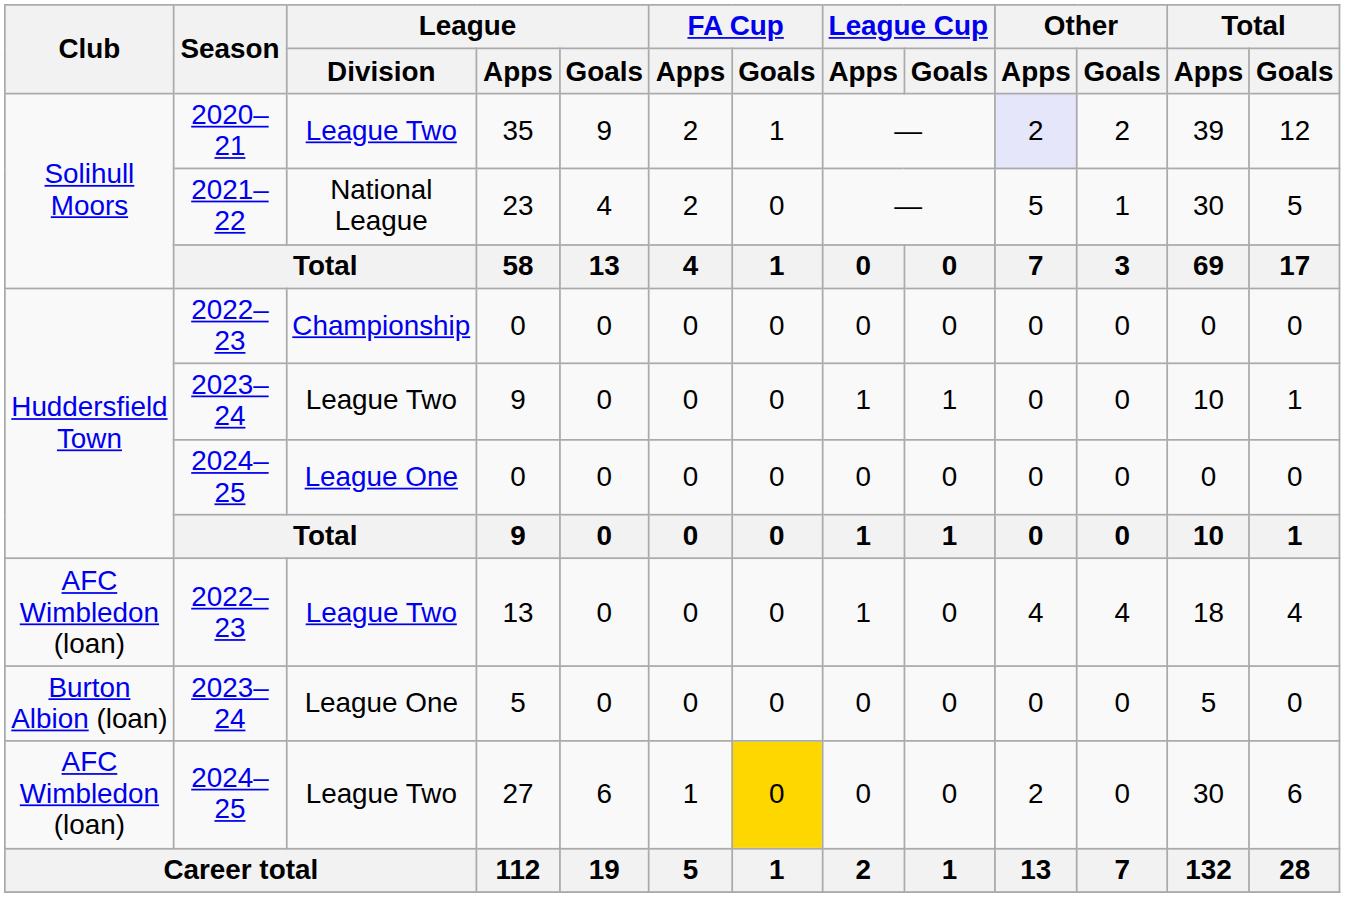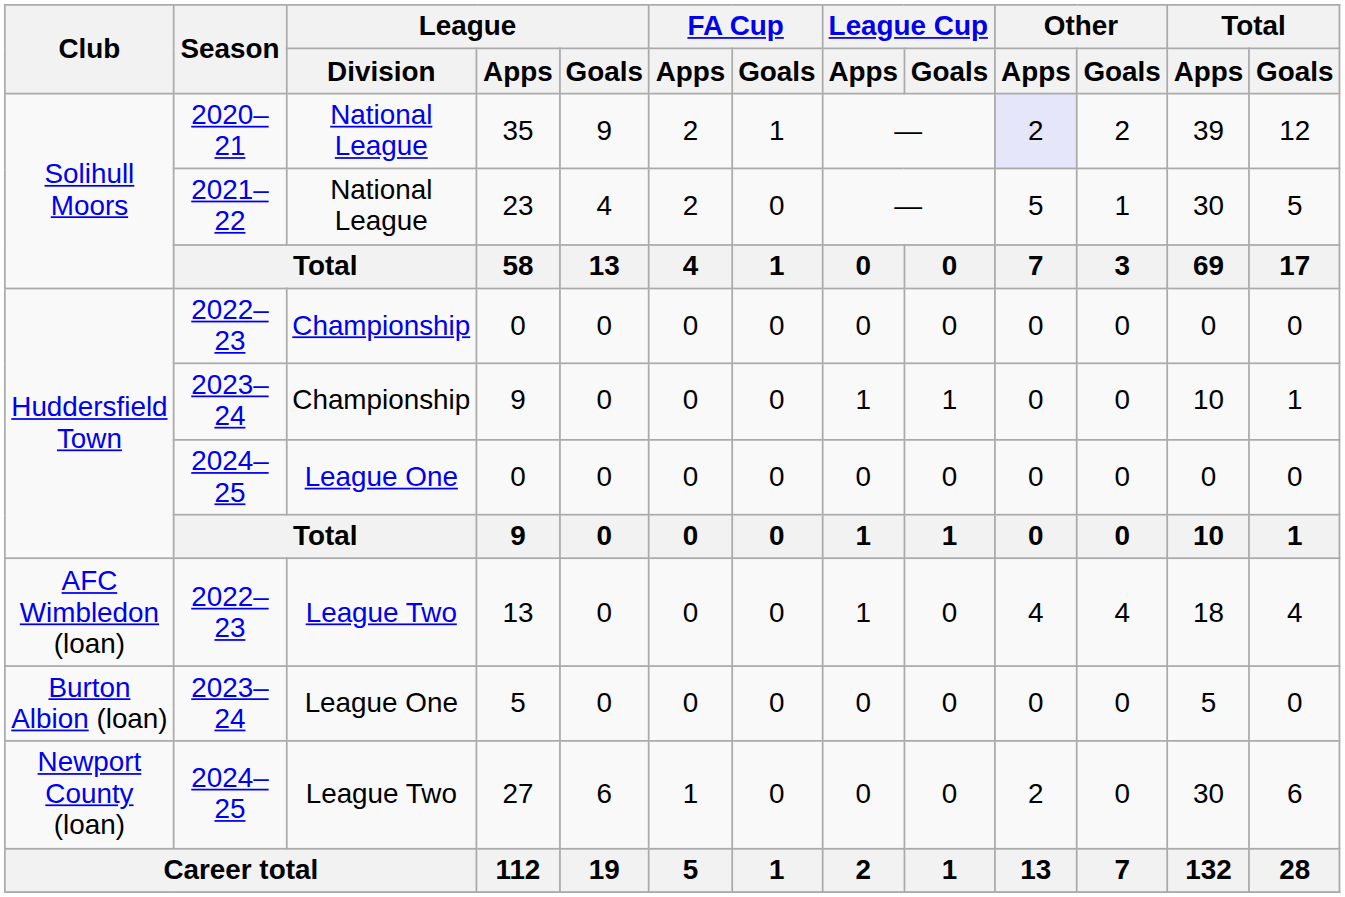(381, 130) League Two -> (381, 130) National League
(381, 401) League Two -> (381, 401) Championship
(89, 794) AFC Wimbledon (loan) -> (89, 794) Newport County (loan)
(777, 794) gold background -> (777, 794) no background
